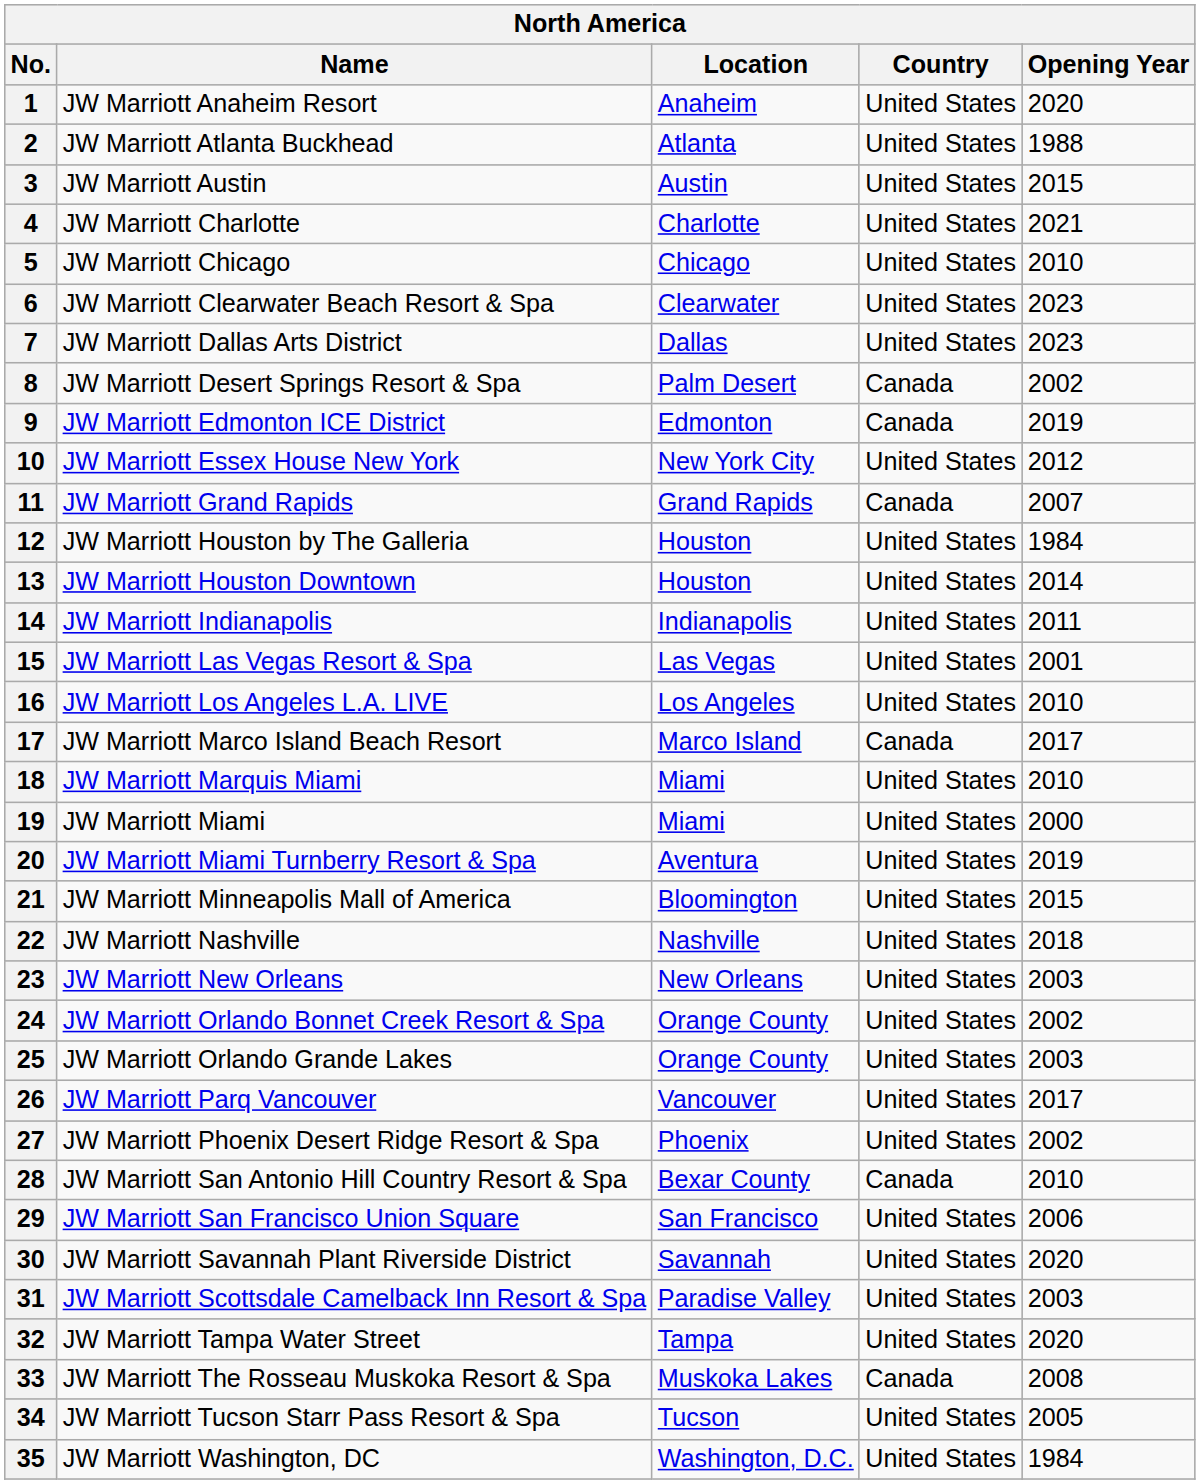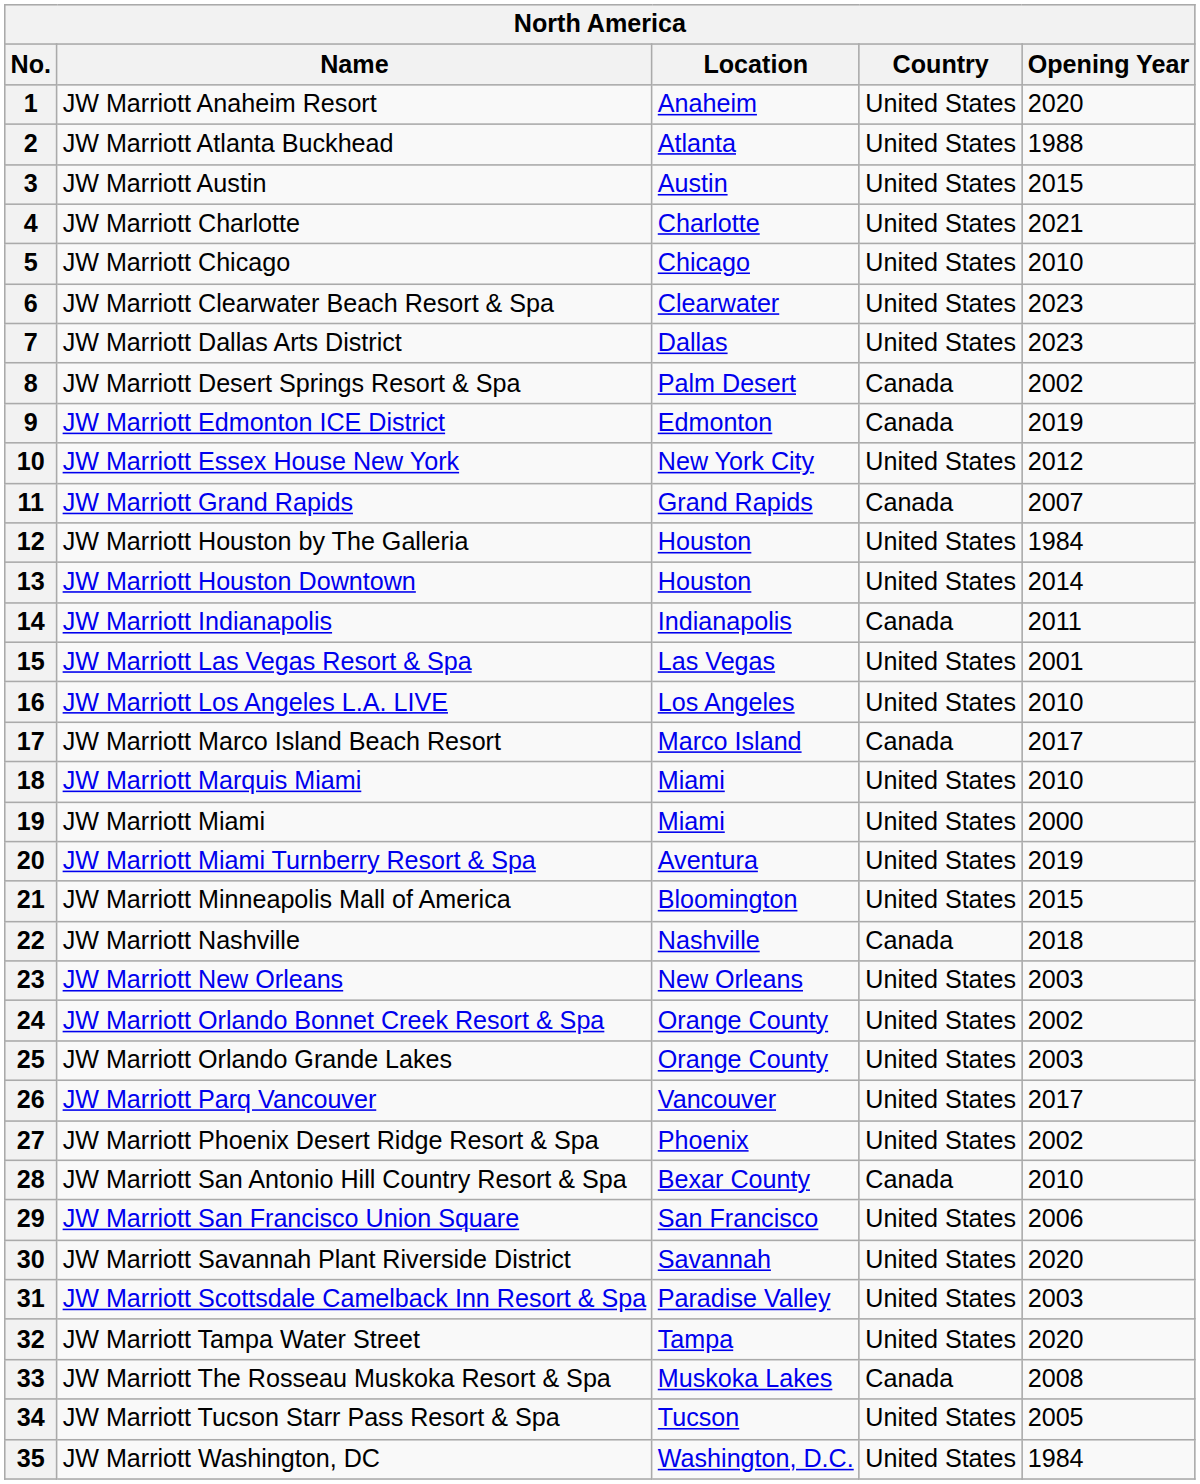(941, 622) United States -> (909, 622) Canada
(941, 940) United States -> (909, 940) Canada
